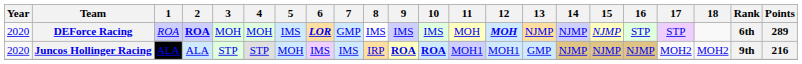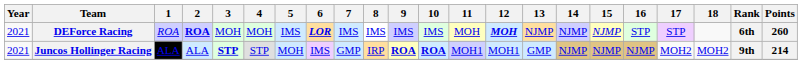(18, 31) 2020 -> (18, 31) 2021
(349, 31) GMP -> (349, 31) IMS
(780, 31) 289 -> (780, 31) 260
(18, 50) 2020 -> (18, 50) 2021
(228, 50) normal -> (228, 50) bold
(349, 50) IMS -> (349, 50) GMP
(780, 50) 216 -> (780, 50) 214
